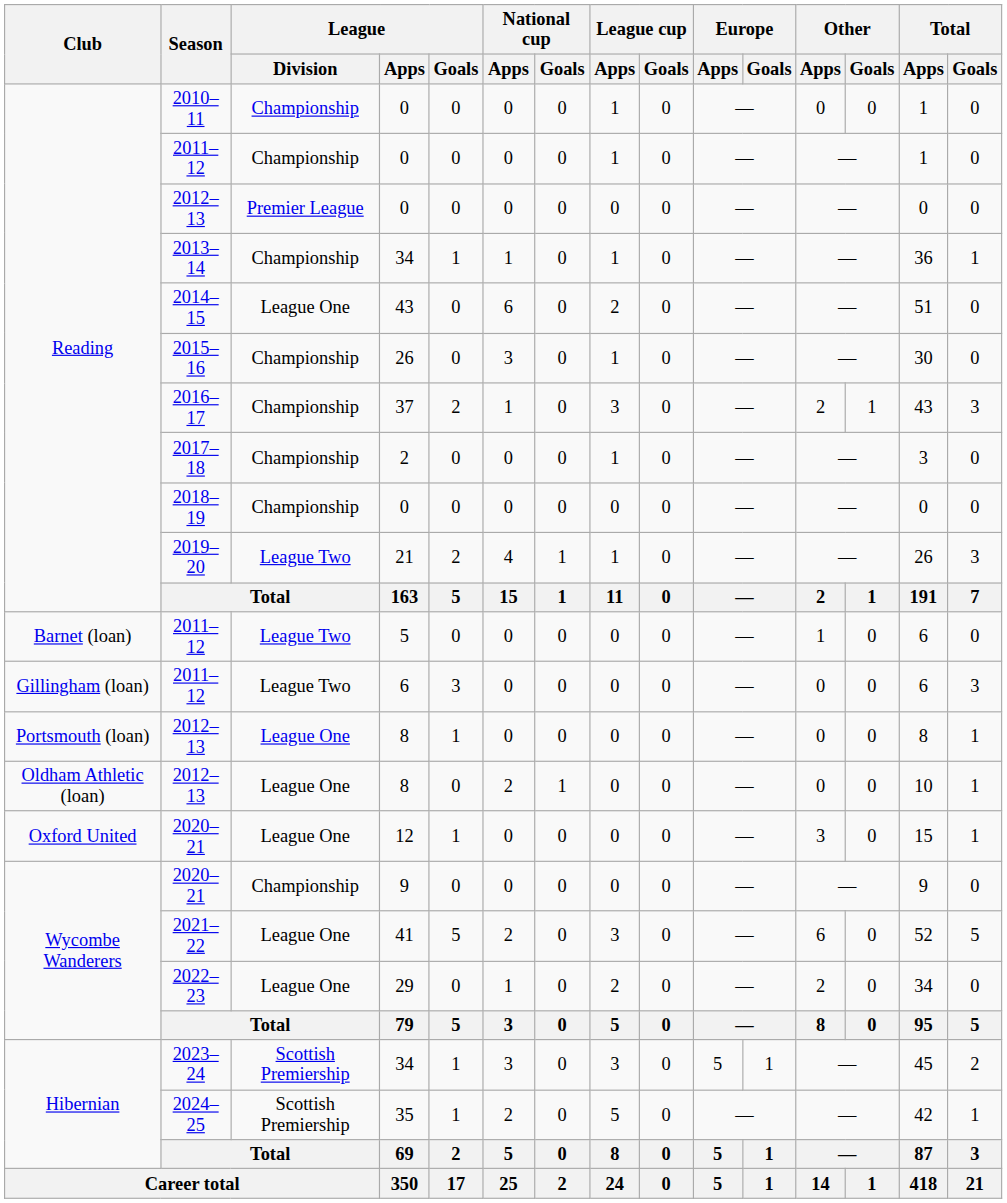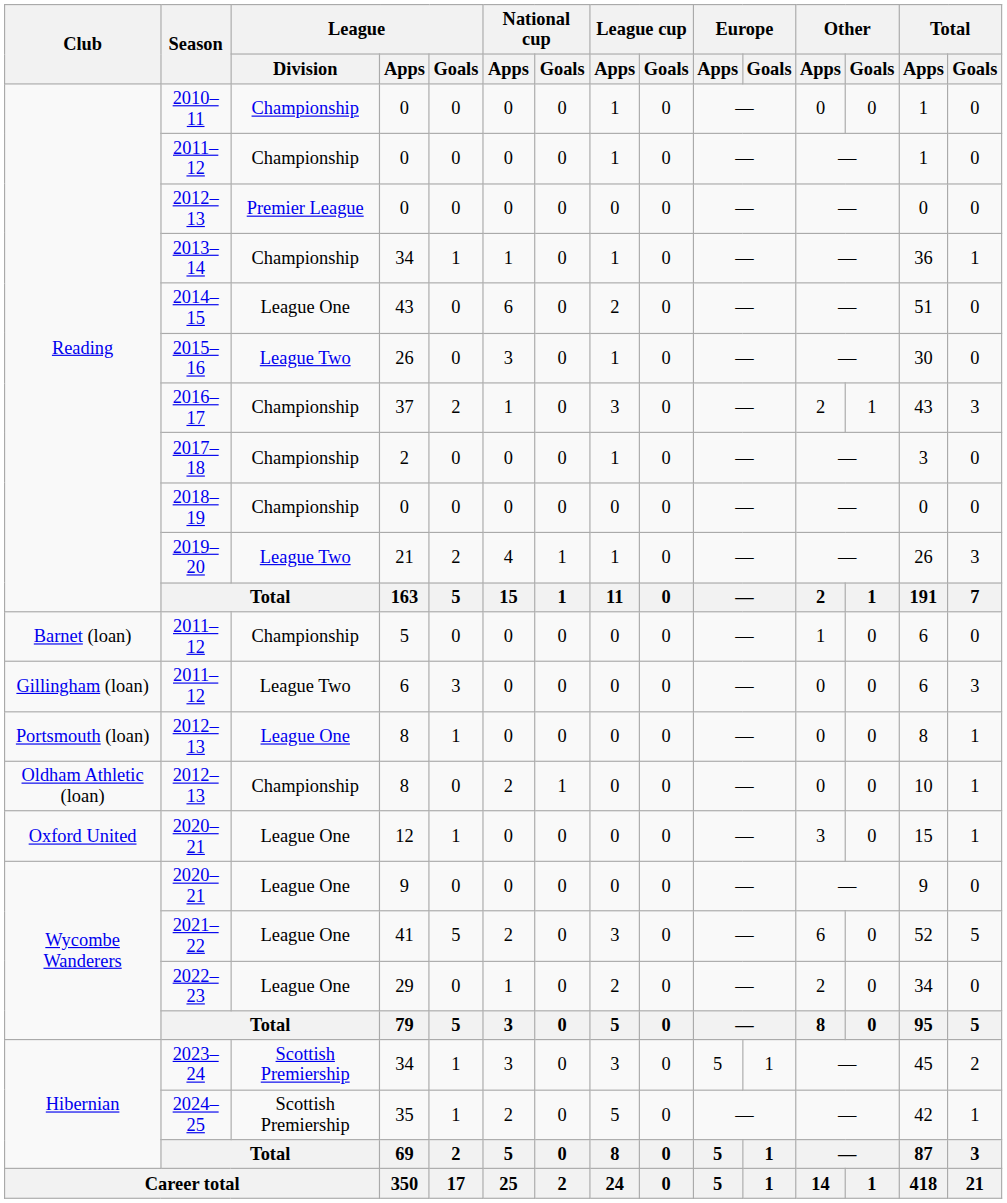(305, 357) Championship -> (305, 357) League Two
(305, 636) League Two -> (305, 636) Championship
(305, 786) League One -> (305, 786) Championship
(305, 885) Championship -> (305, 885) League One
